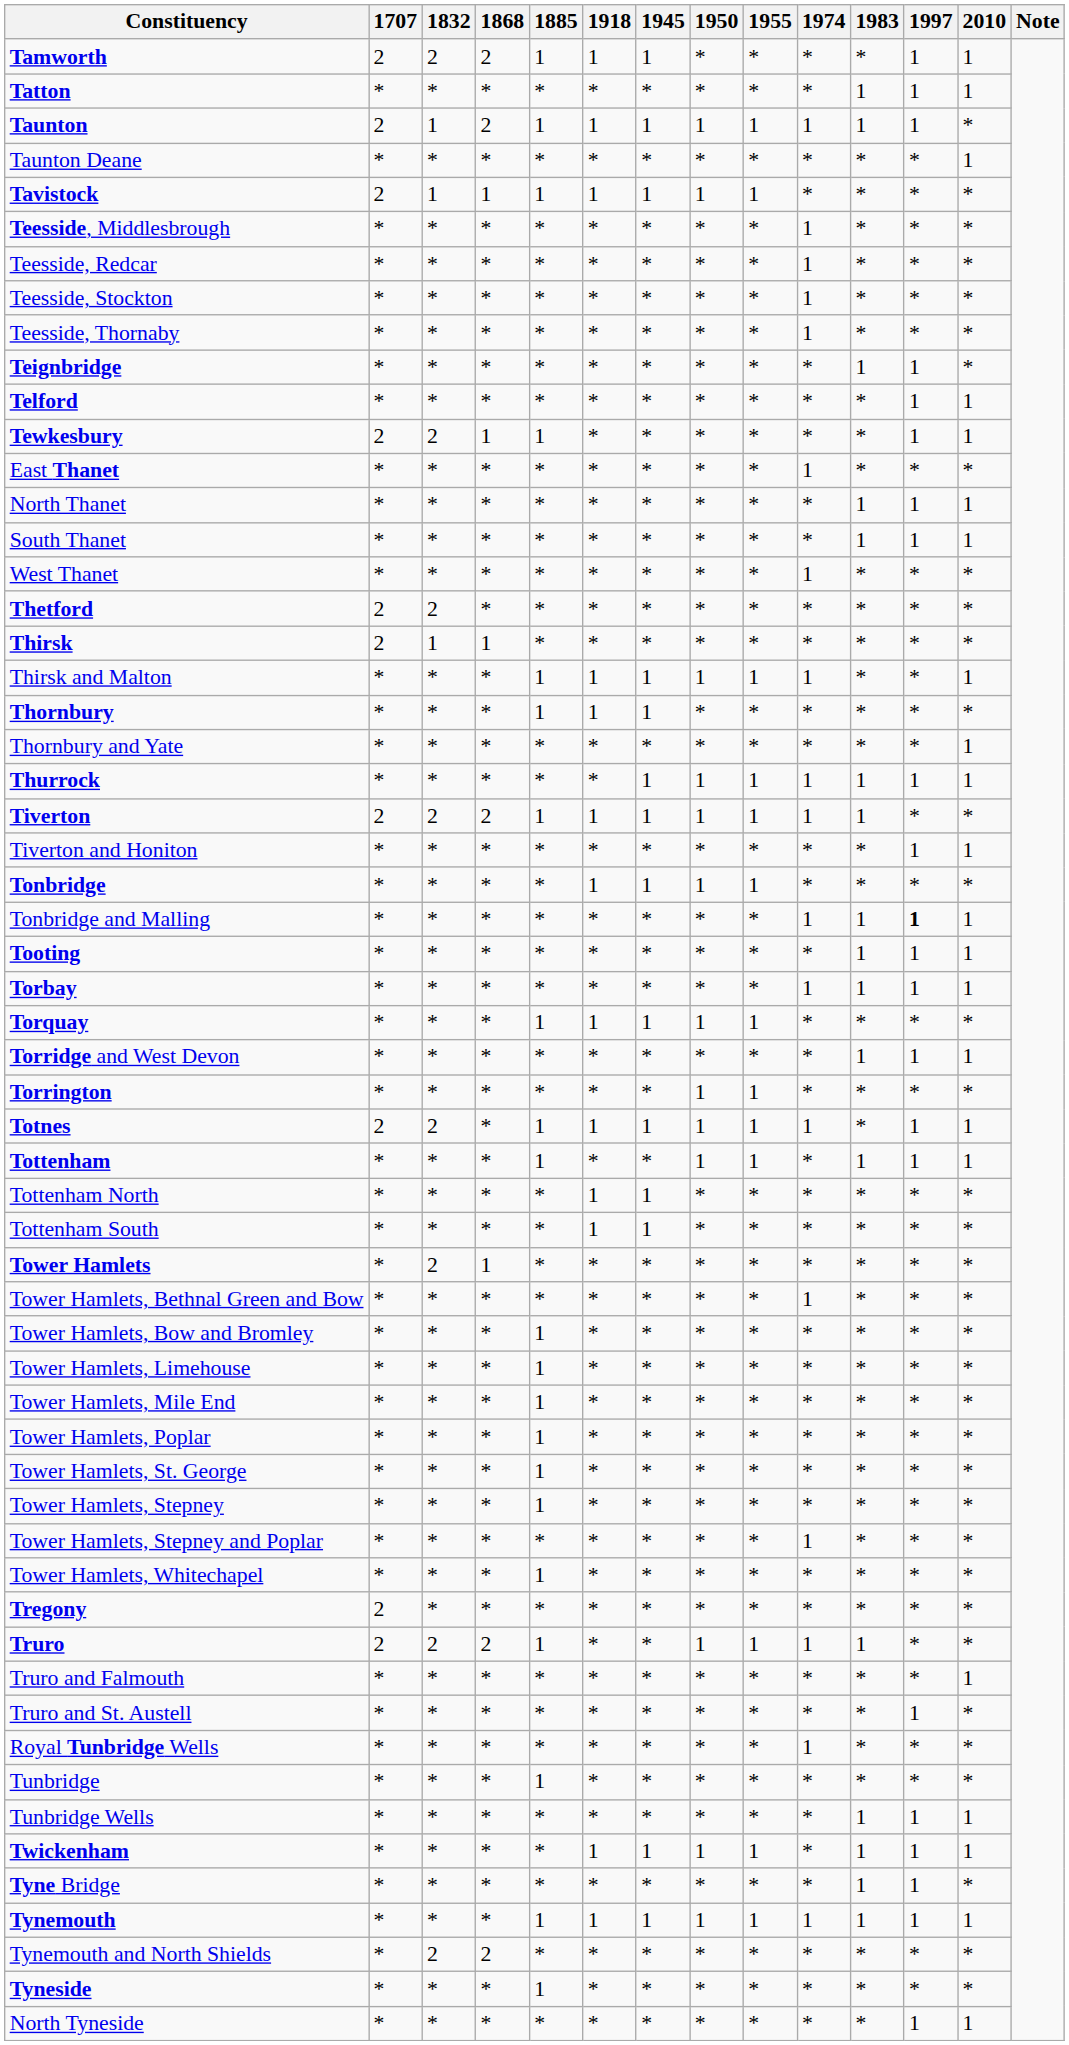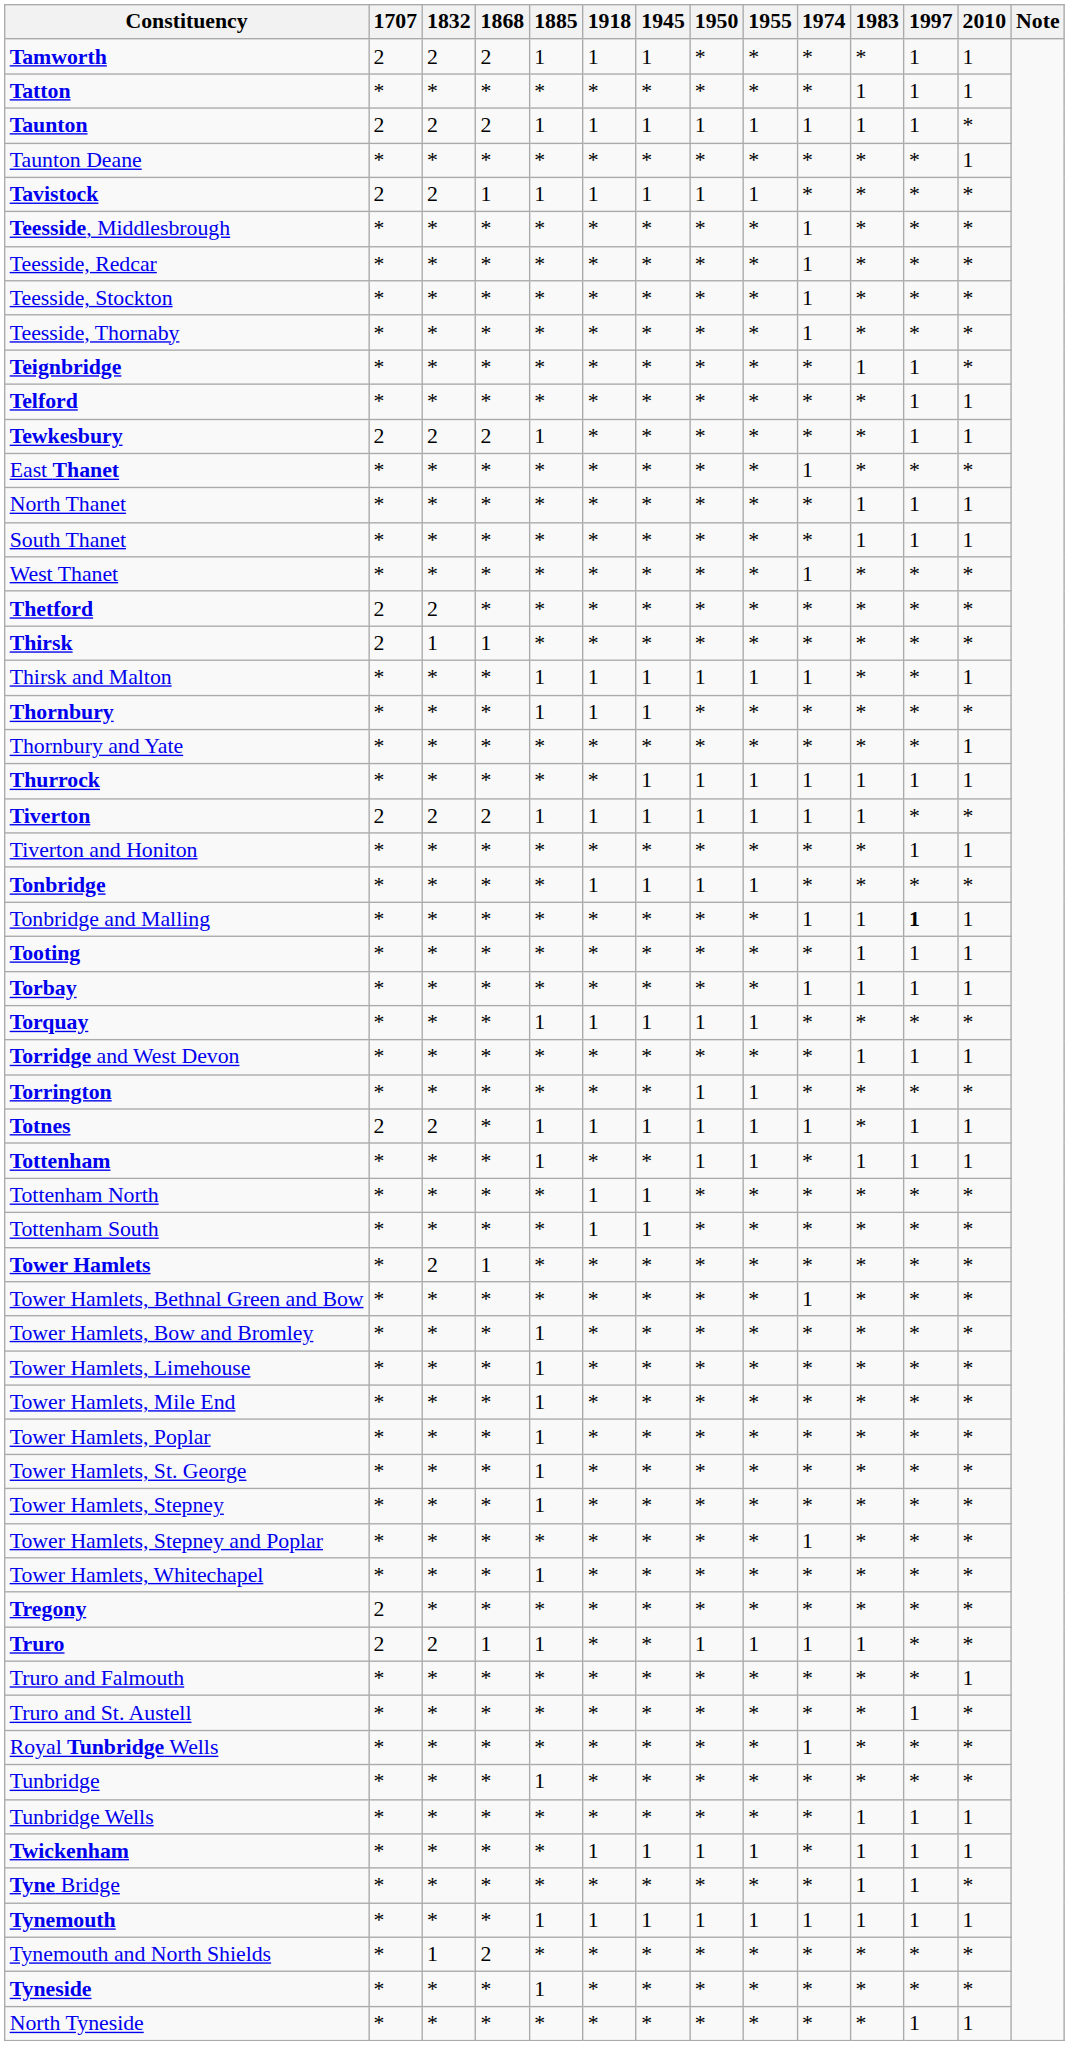(433, 125) 1 -> (433, 125) 2
(433, 194) 1 -> (433, 194) 2
(486, 435) 1 -> (486, 435) 2
(486, 1643) 2 -> (486, 1643) 1
(433, 1954) 2 -> (433, 1954) 1
